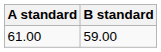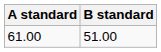(100, 36) 59.00 -> (100, 36) 51.00
